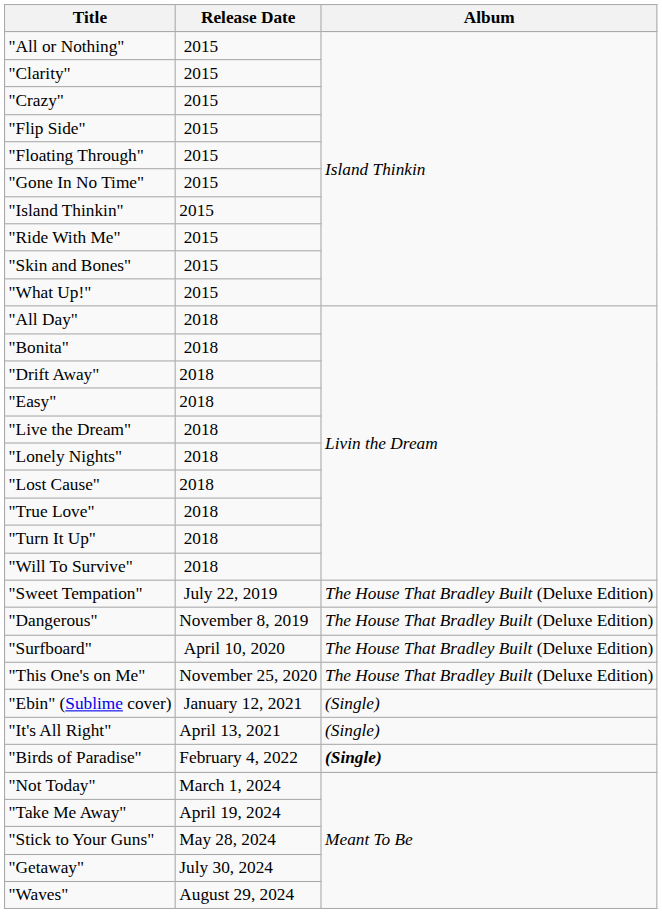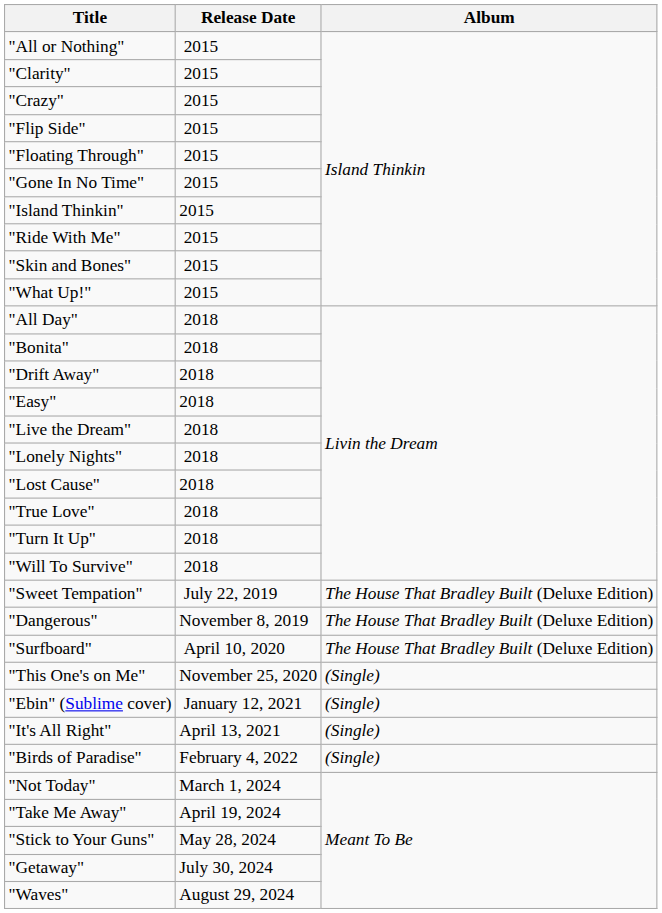(489, 675) The House That Bradley Built (Deluxe Edition) -> (352, 675) (Single)
(353, 758) bold -> (352, 758) normal
